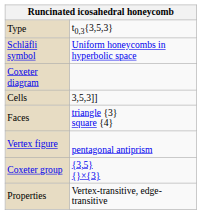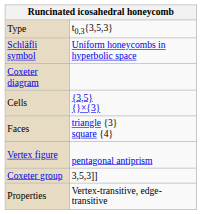(85, 97) 3,5,3]] -> (86, 103) {3,5} {}×{3}
(86, 170) {3,5} {}×{3} -> (85, 175) 3,5,3]]
